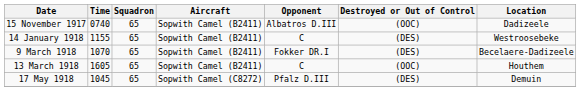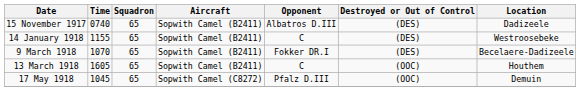(408, 25) (OOC) -> (408, 25) (DES)
(408, 79) (DES) -> (408, 79) (OOC)
